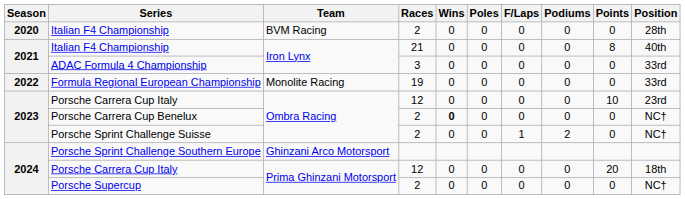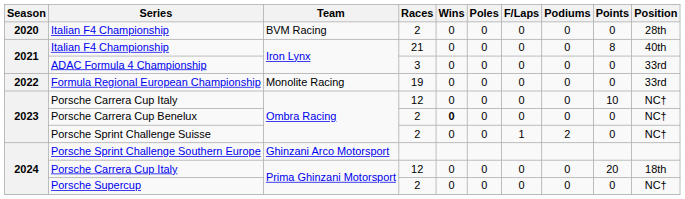(656, 100) 23rd -> (656, 100) NC†
